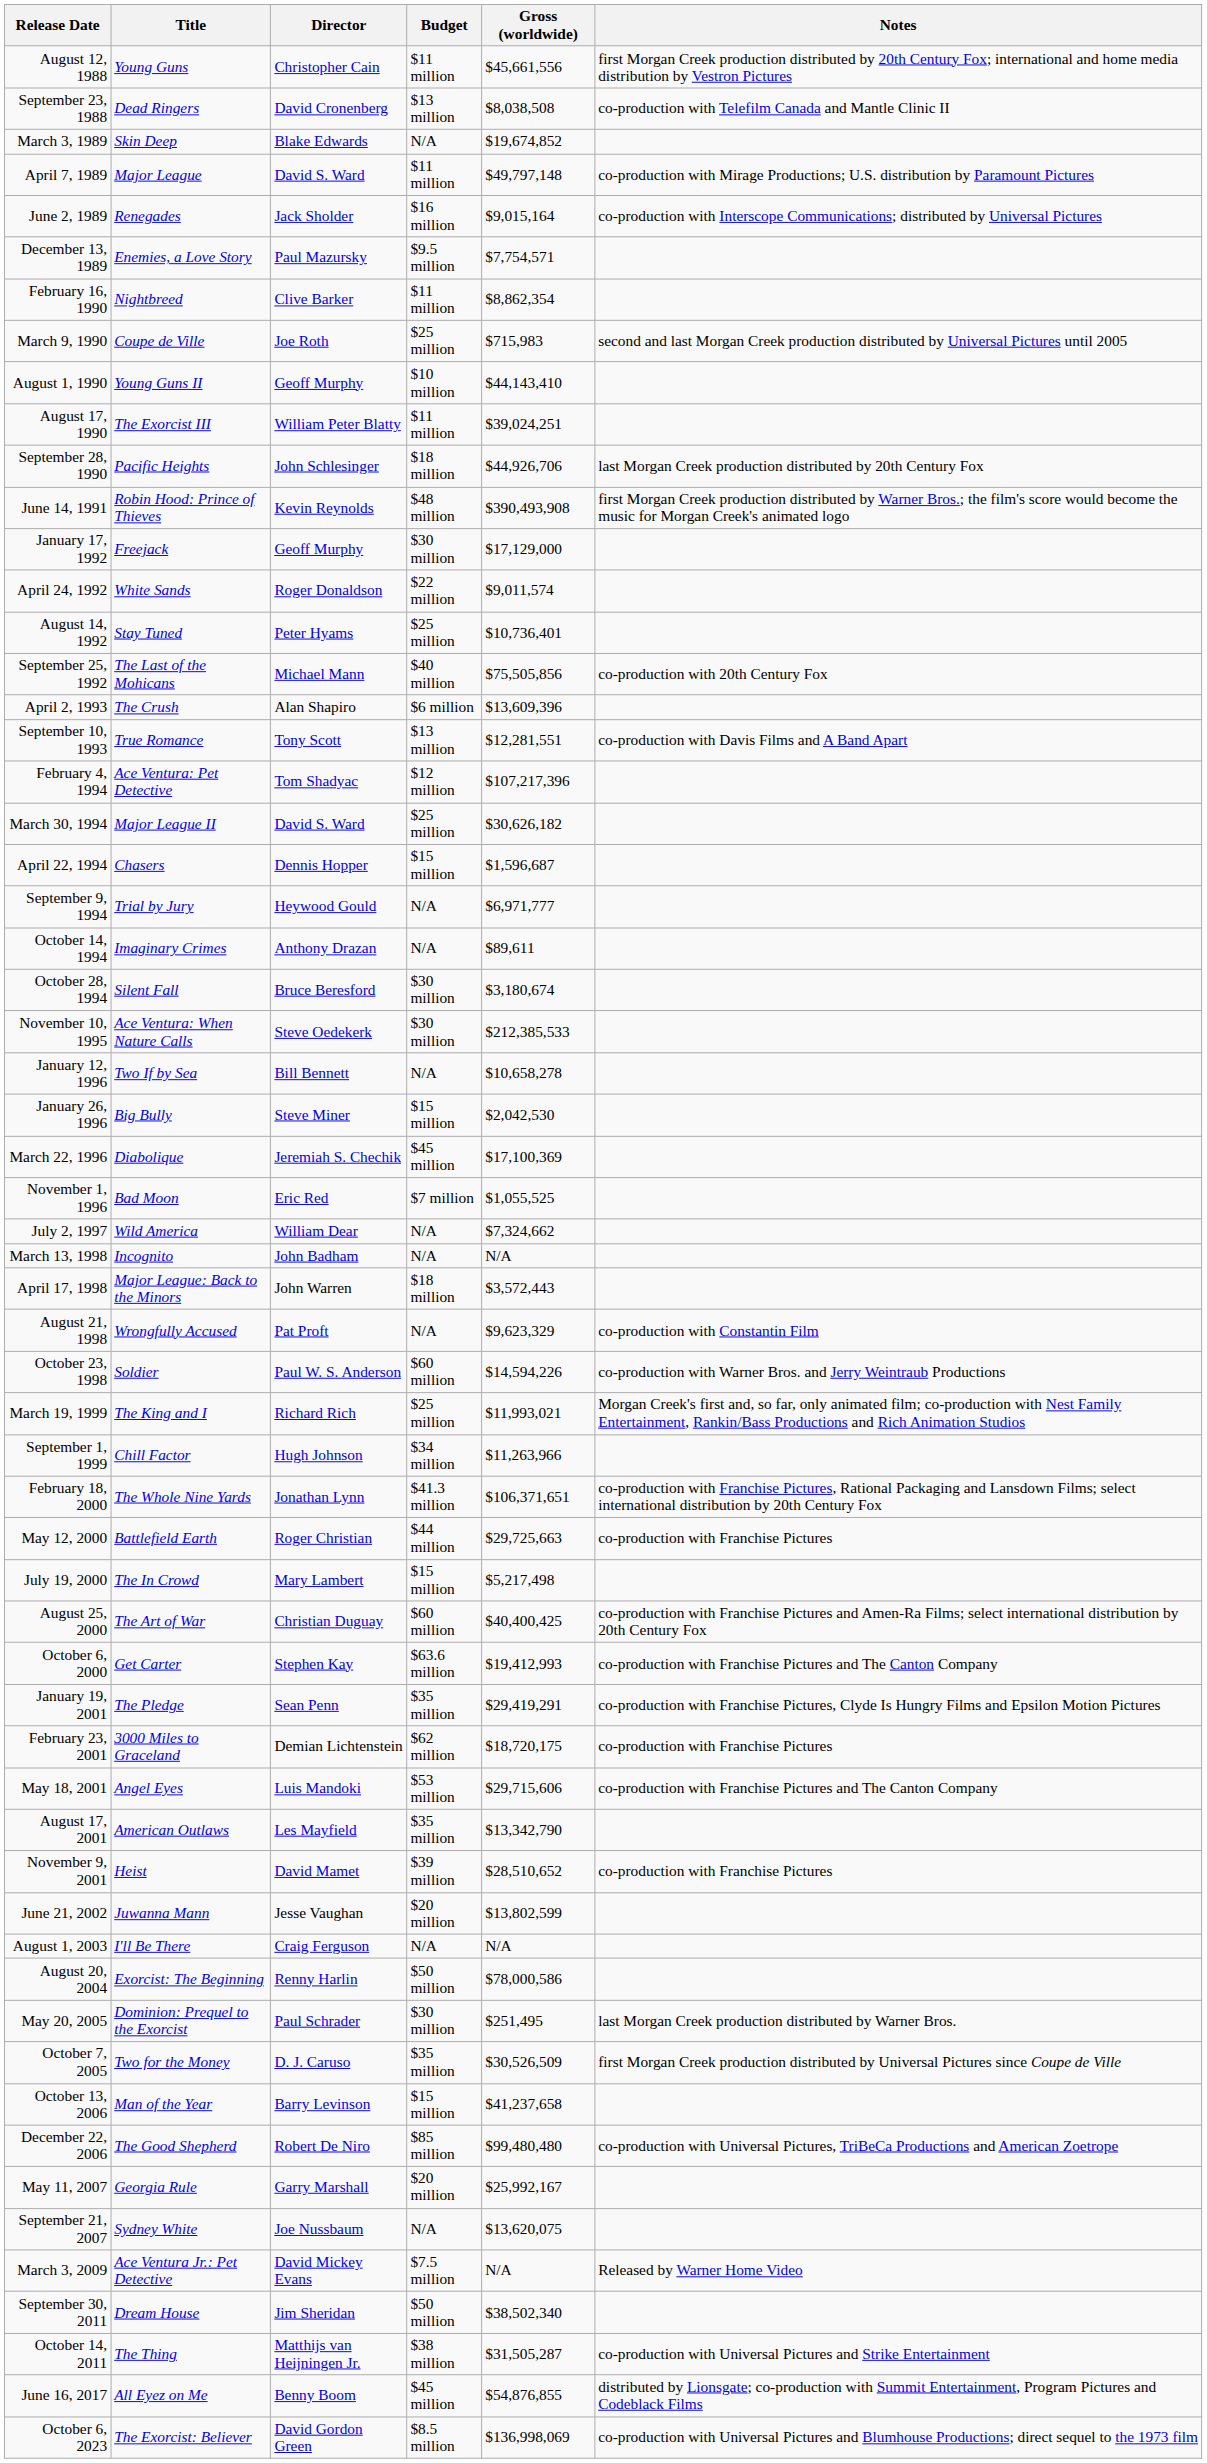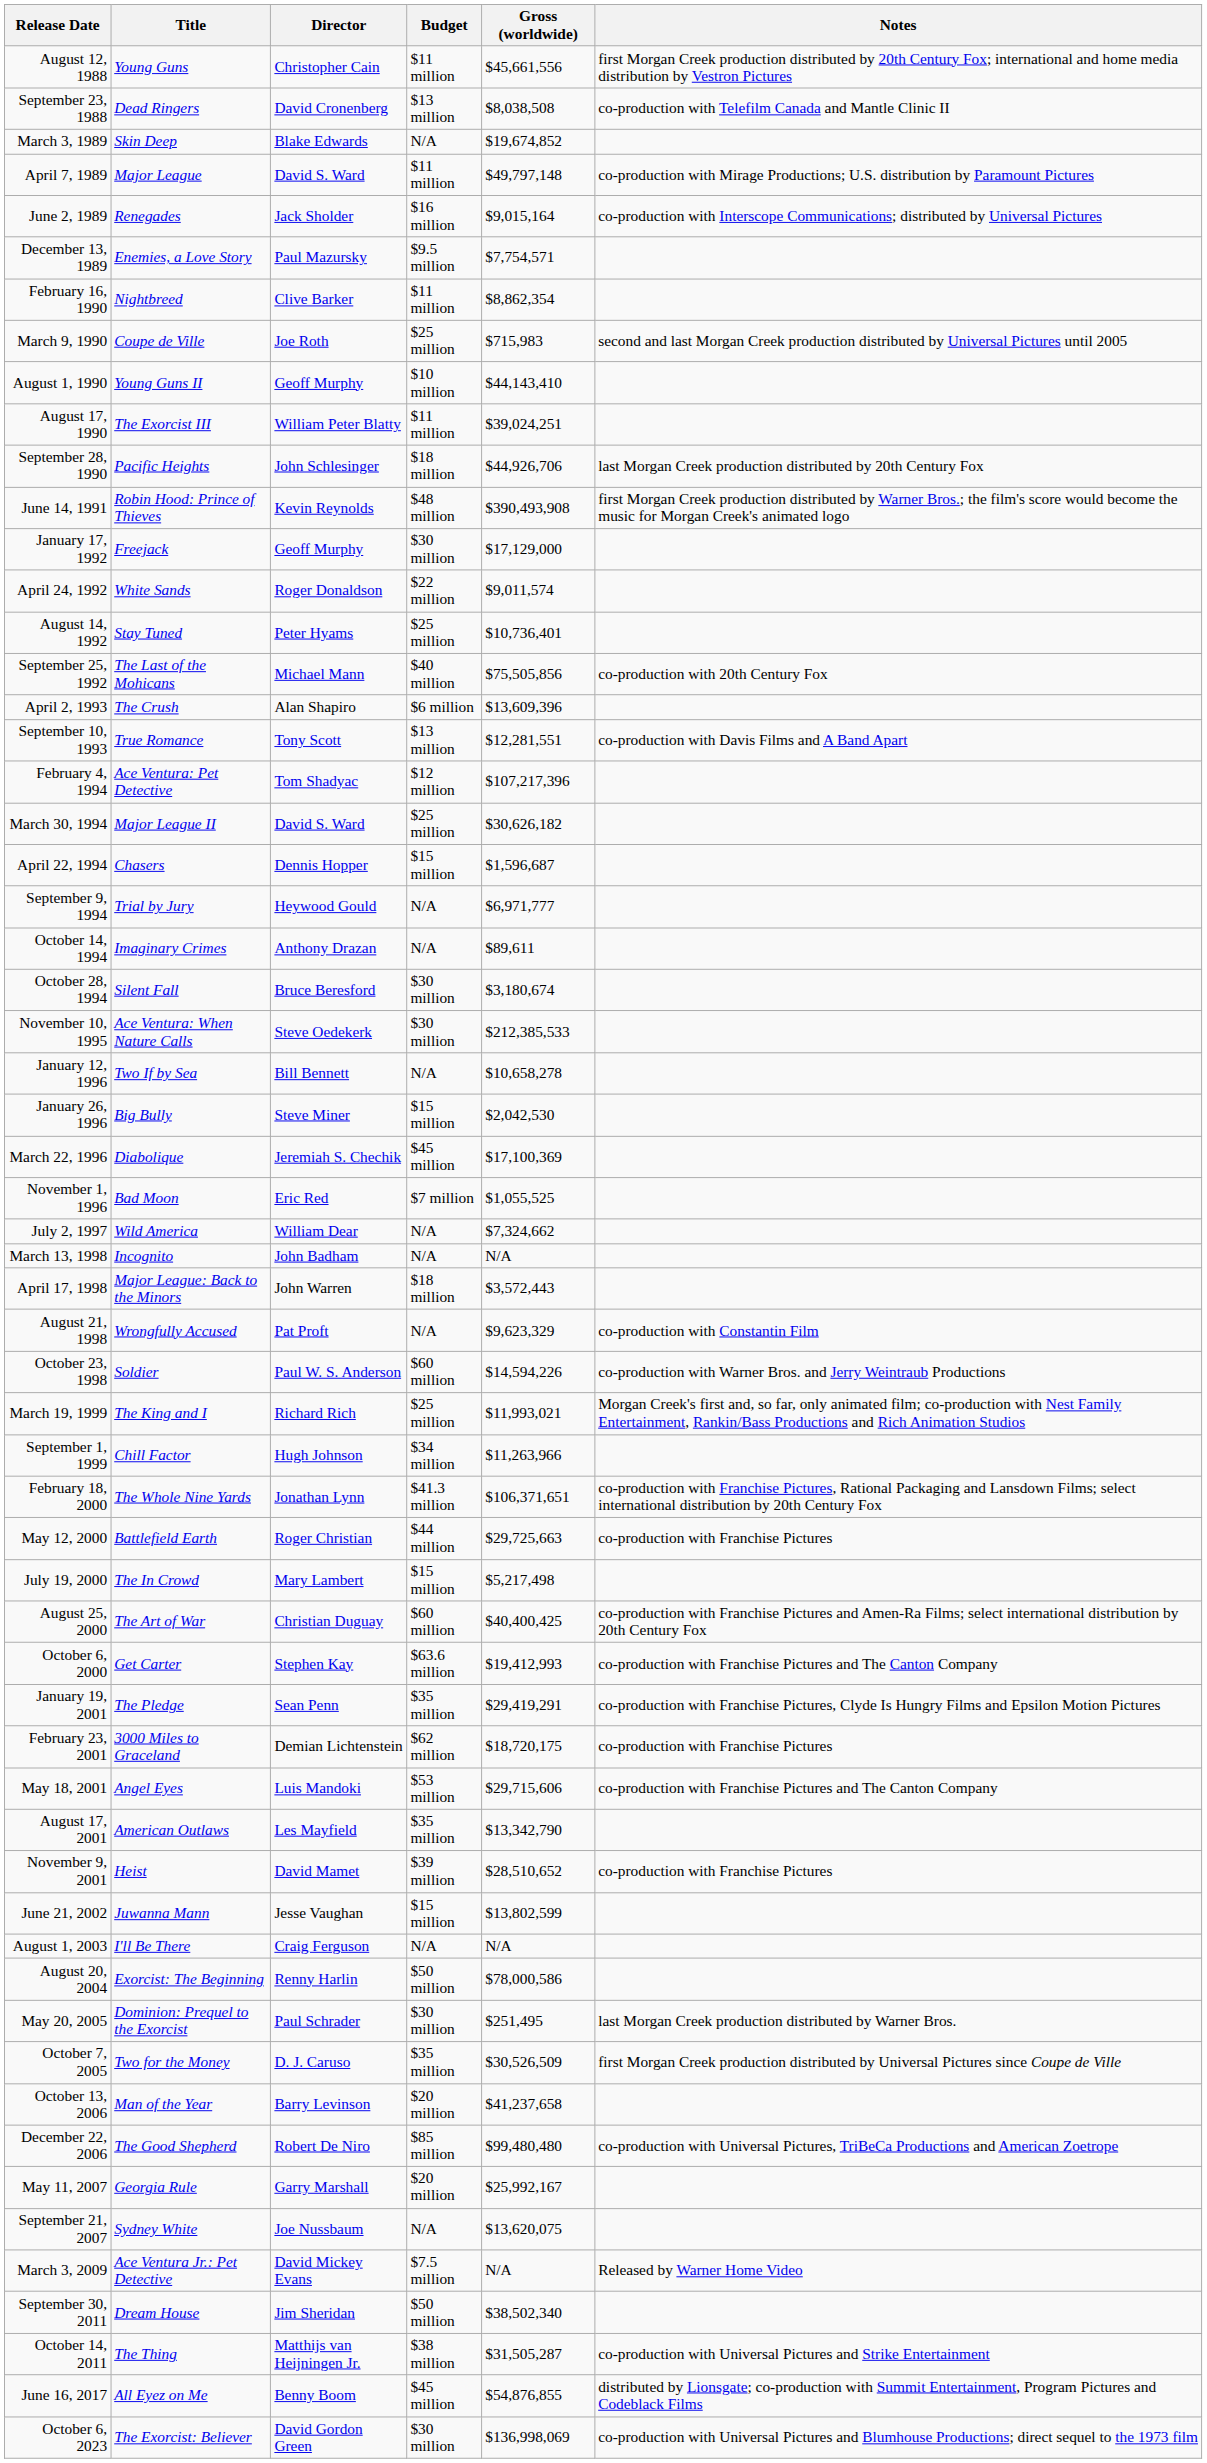(433, 1913) $20 million -> (433, 1913) $15 million
(433, 2104) $15 million -> (433, 2104) $20 million
(433, 2437) $8.5 million -> (433, 2437) $30 million
